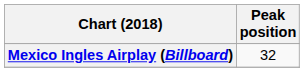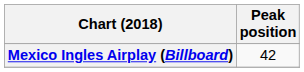(268, 55) 32 -> (268, 55) 42
